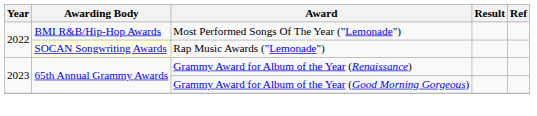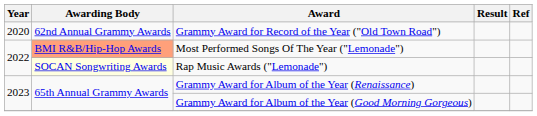+ row: (308, 31)
(98, 31) no background -> (98, 48) lightsalmon background
